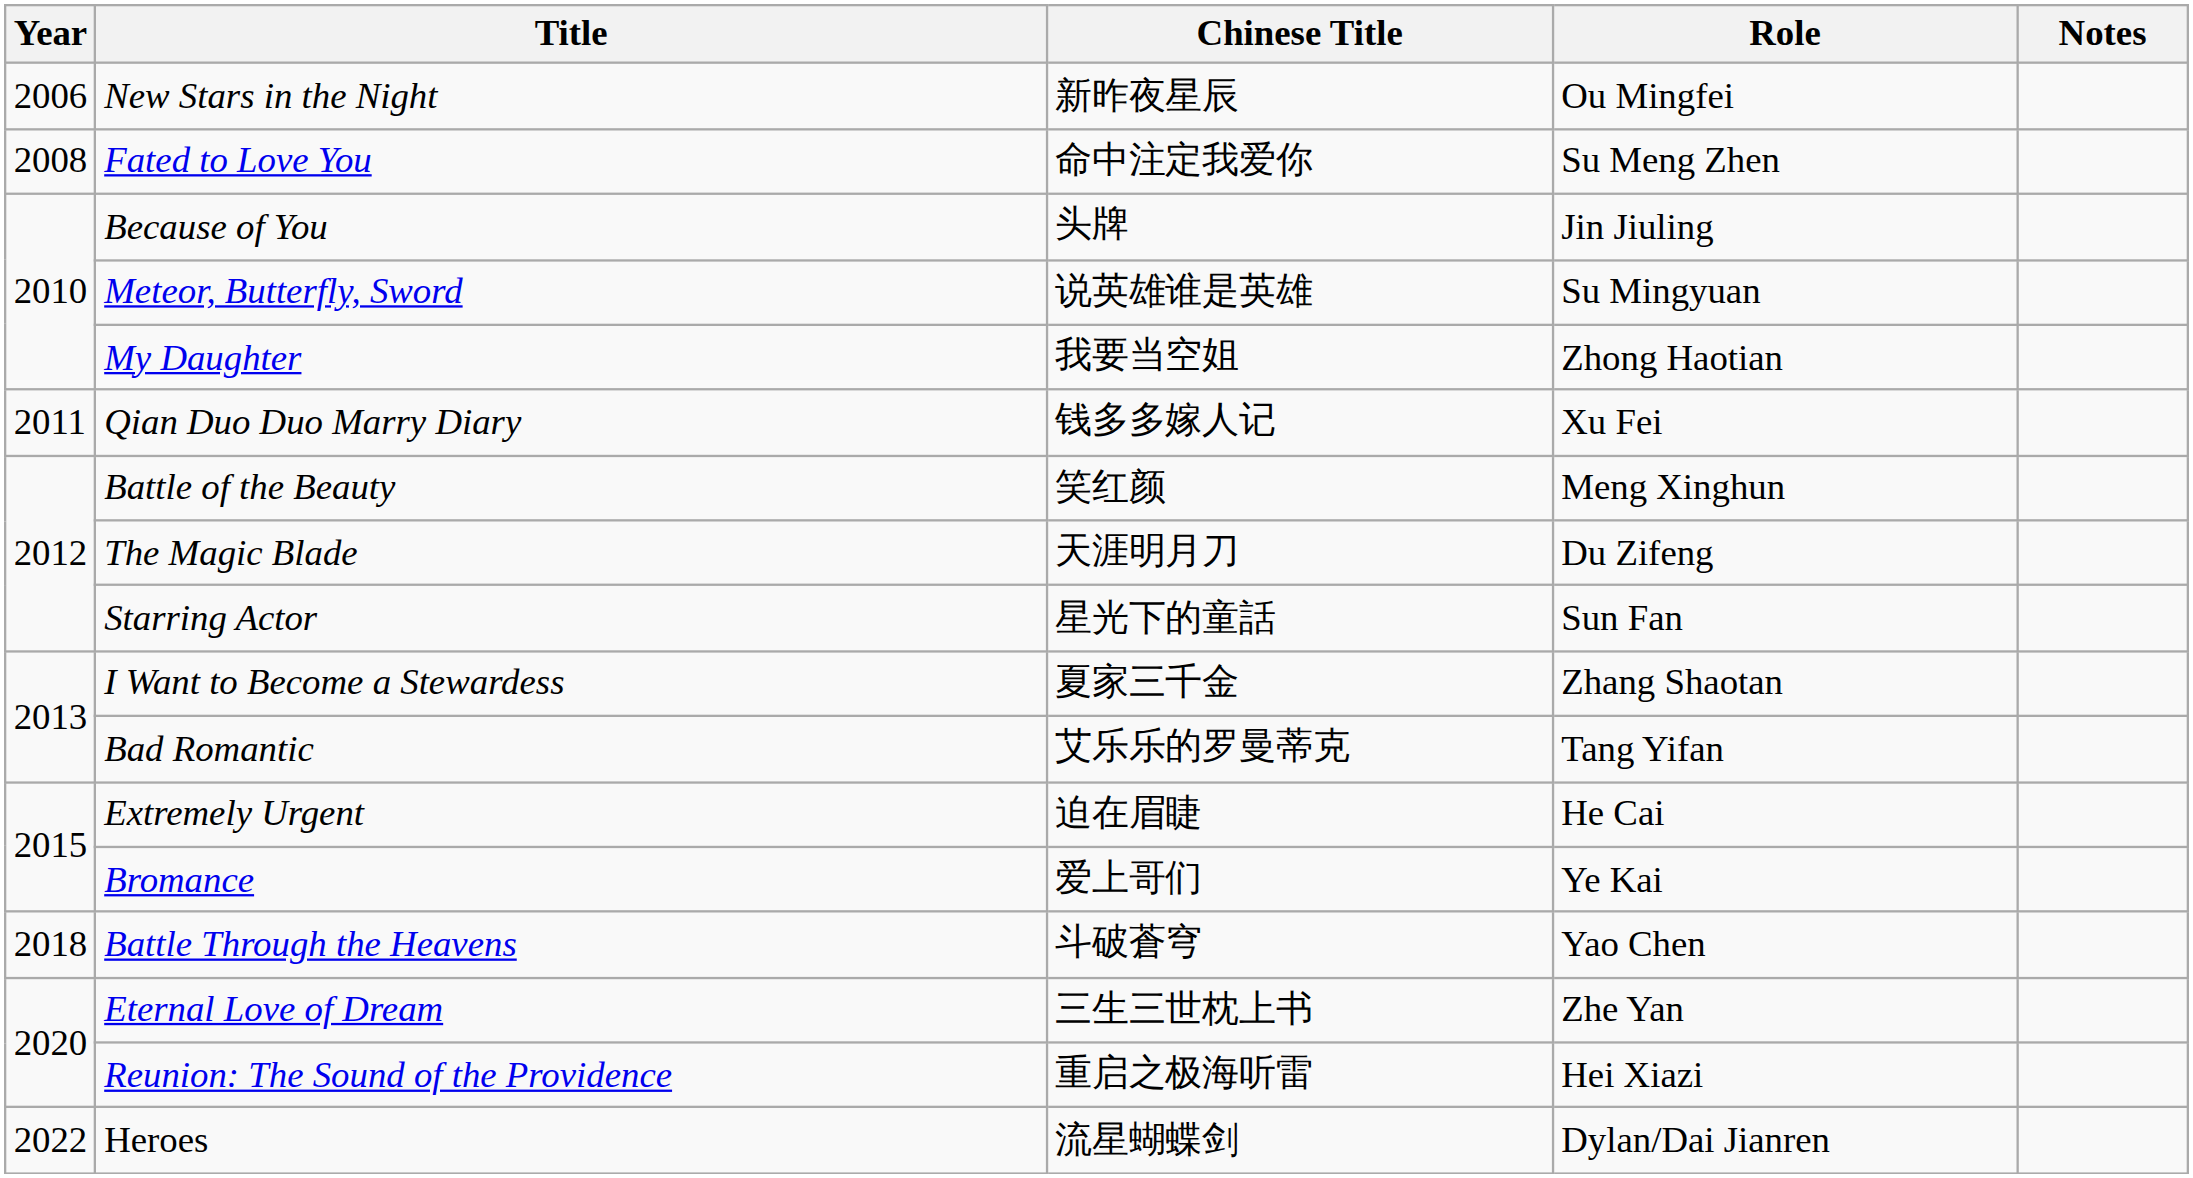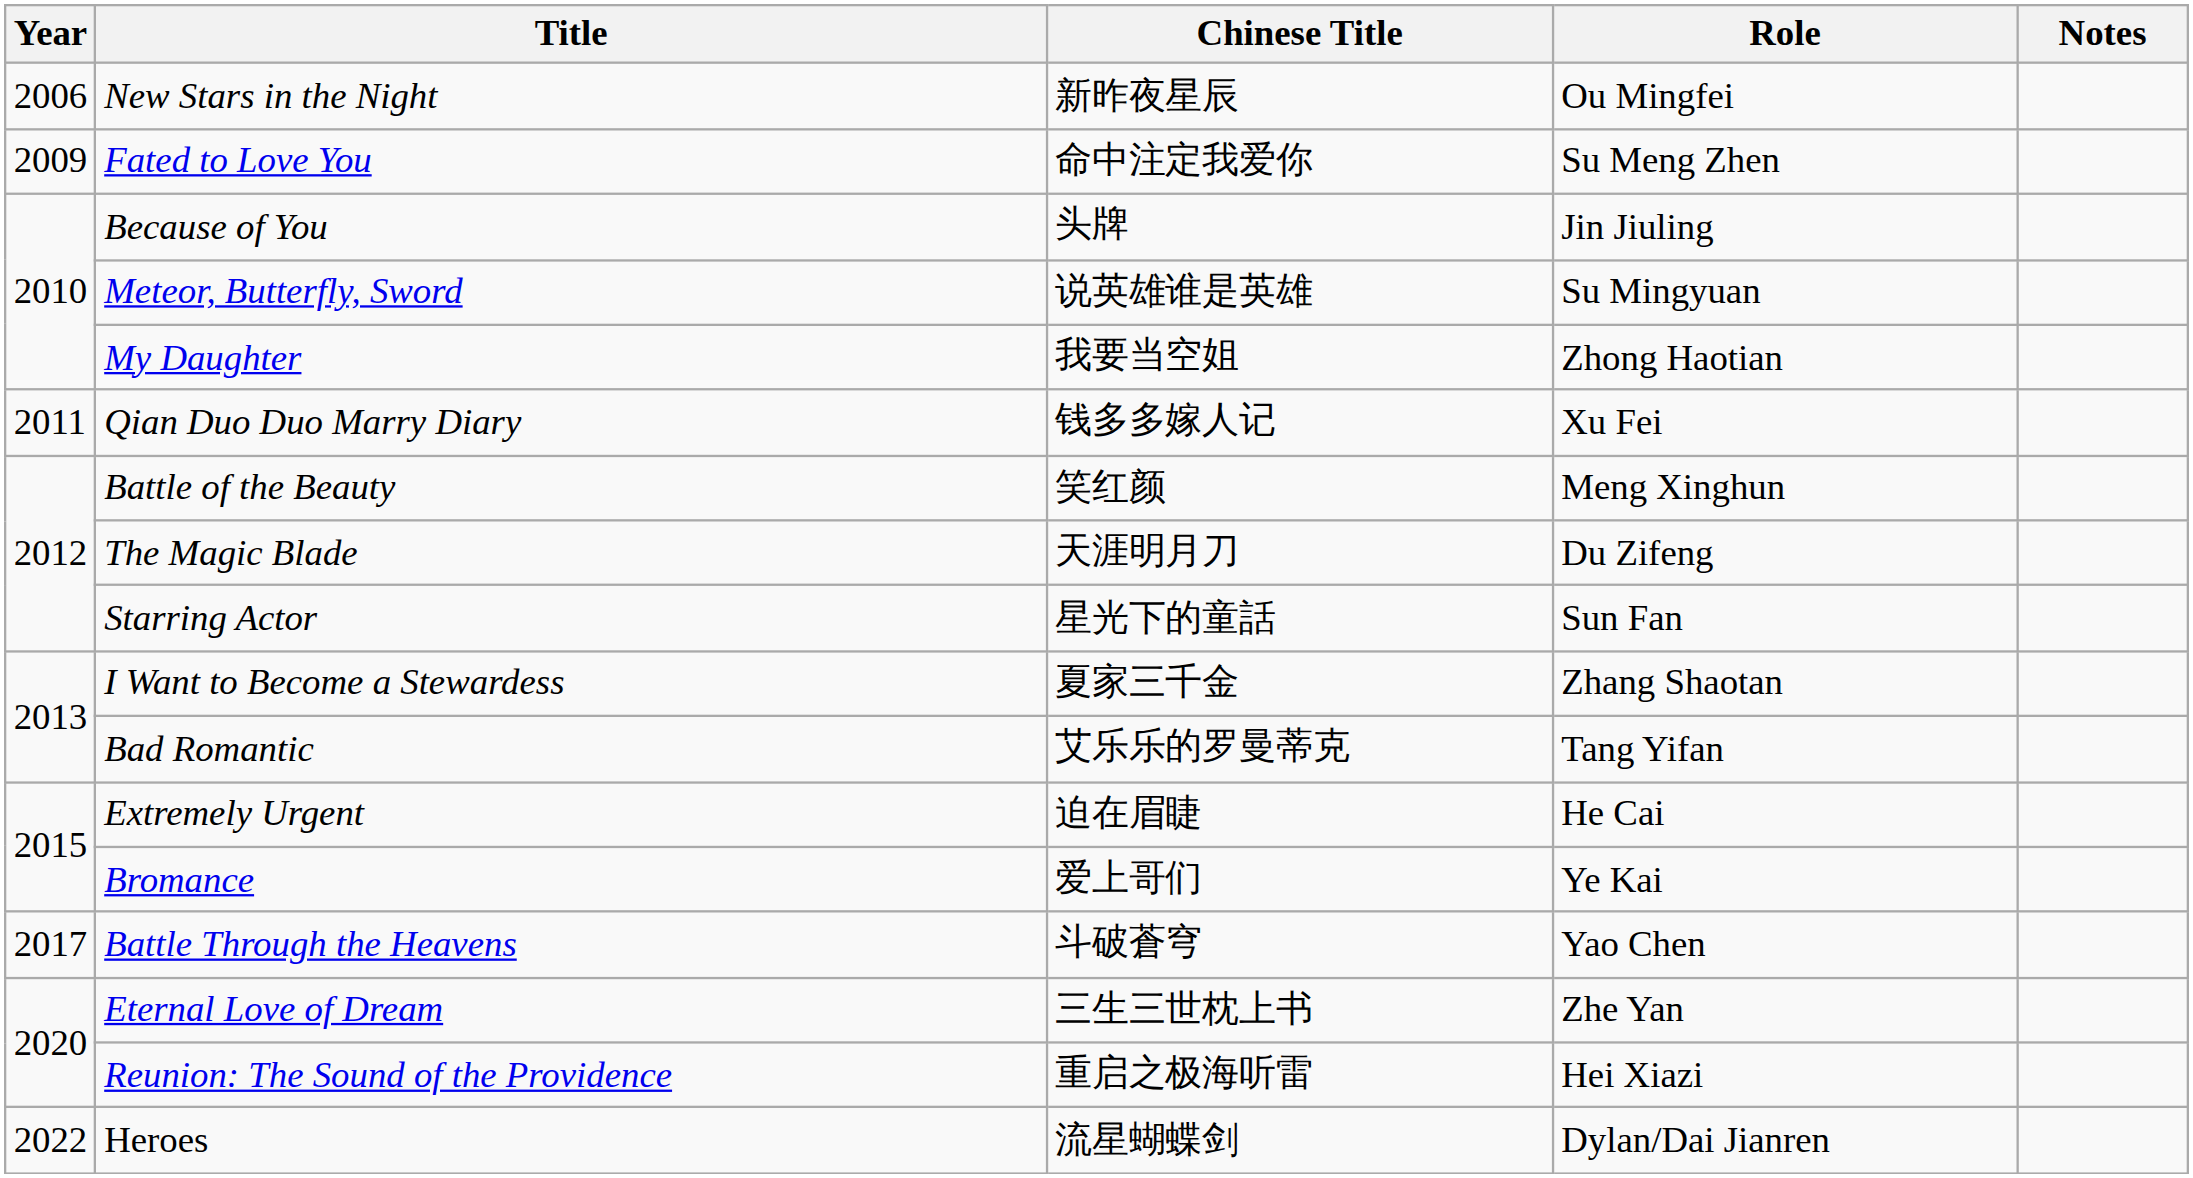(50, 160) 2008 -> (50, 160) 2009
(50, 943) 2018 -> (50, 943) 2017
